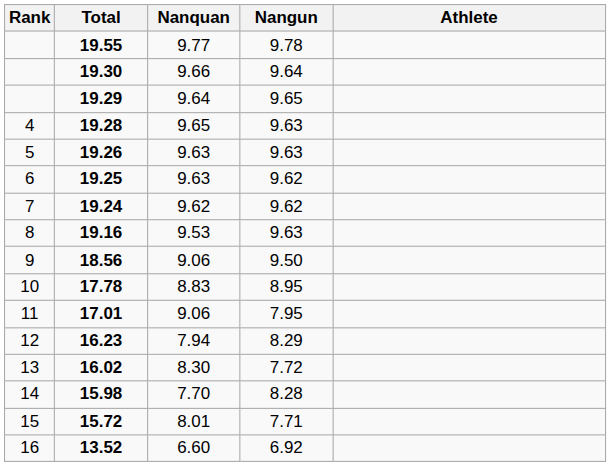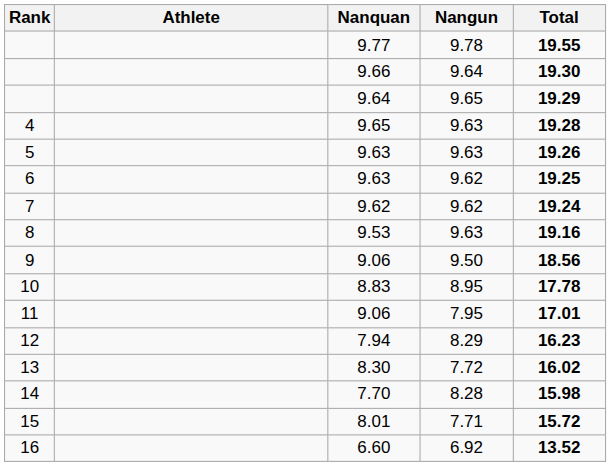columns swapped: (469, 17) <-> (101, 17)
